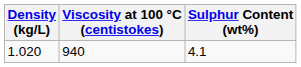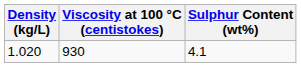(73, 51) 940 -> (73, 51) 930
